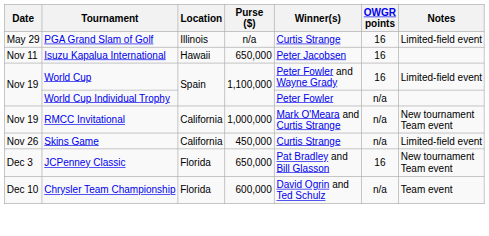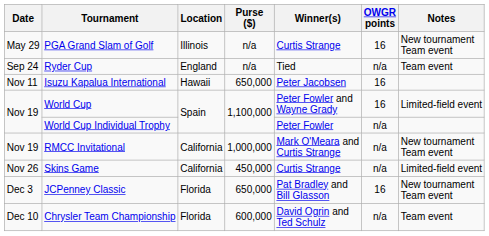(441, 40) Limited-field event -> (438, 45) New tournament Team event
+ row: (68, 67)
